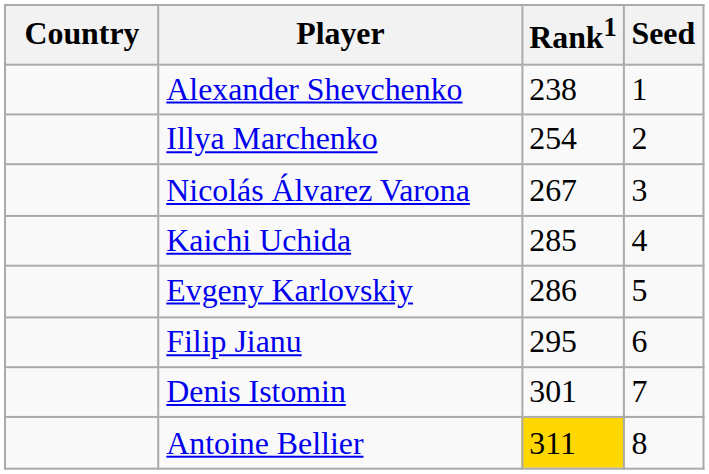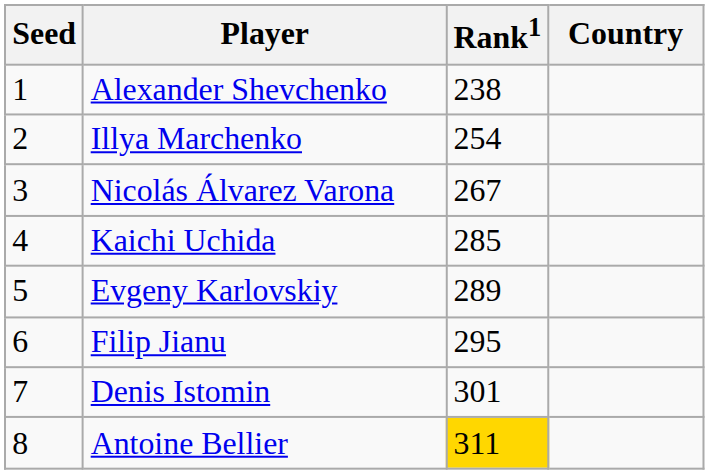columns swapped: (82, 34) <-> (663, 34)
(553, 290) 286 -> (477, 290) 289
